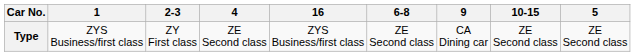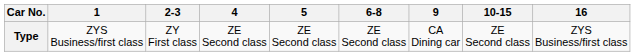columns swapped: (595, 13) <-> (318, 13)
